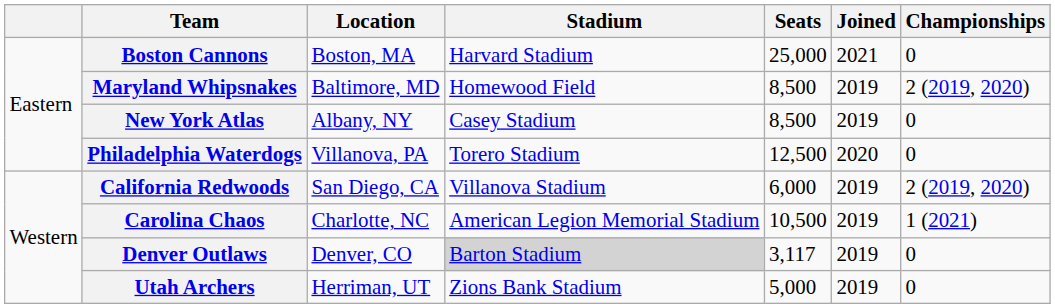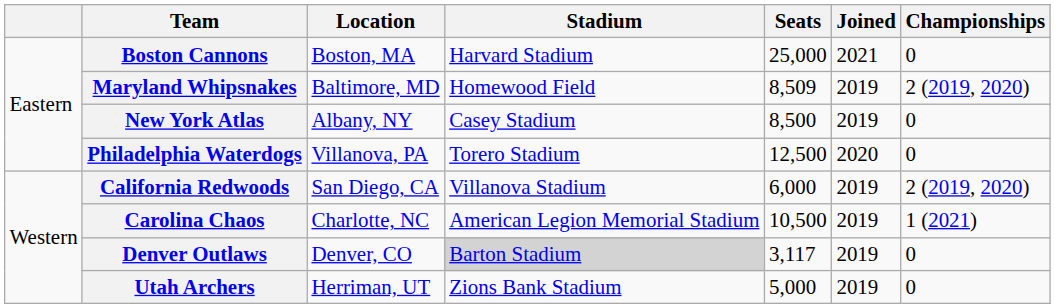(793, 87) 8,500 -> (793, 87) 8,509
